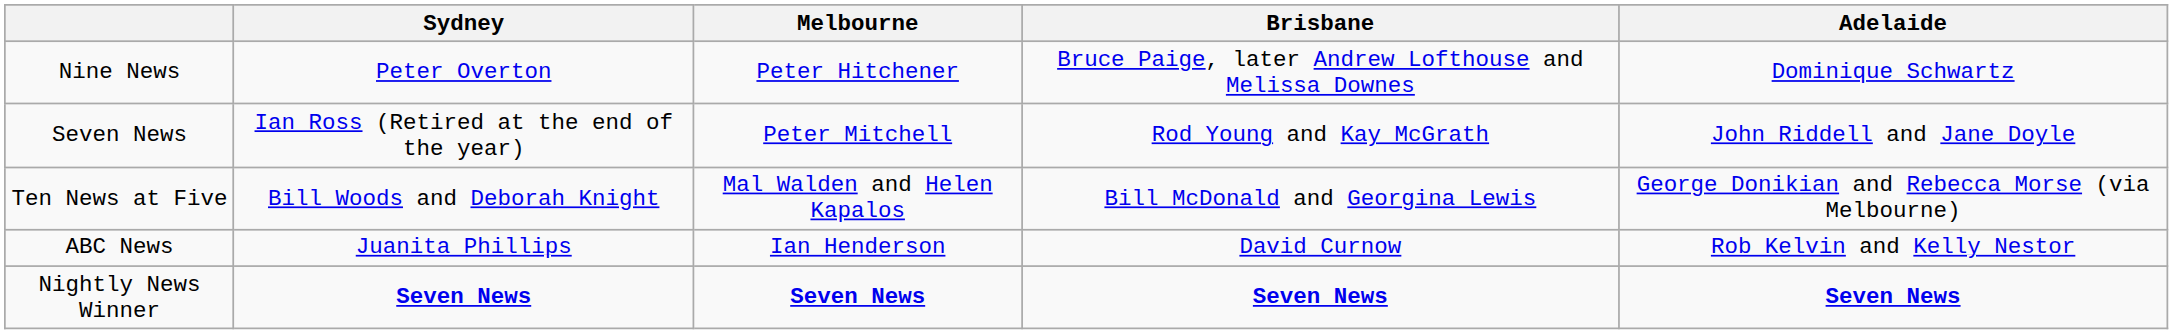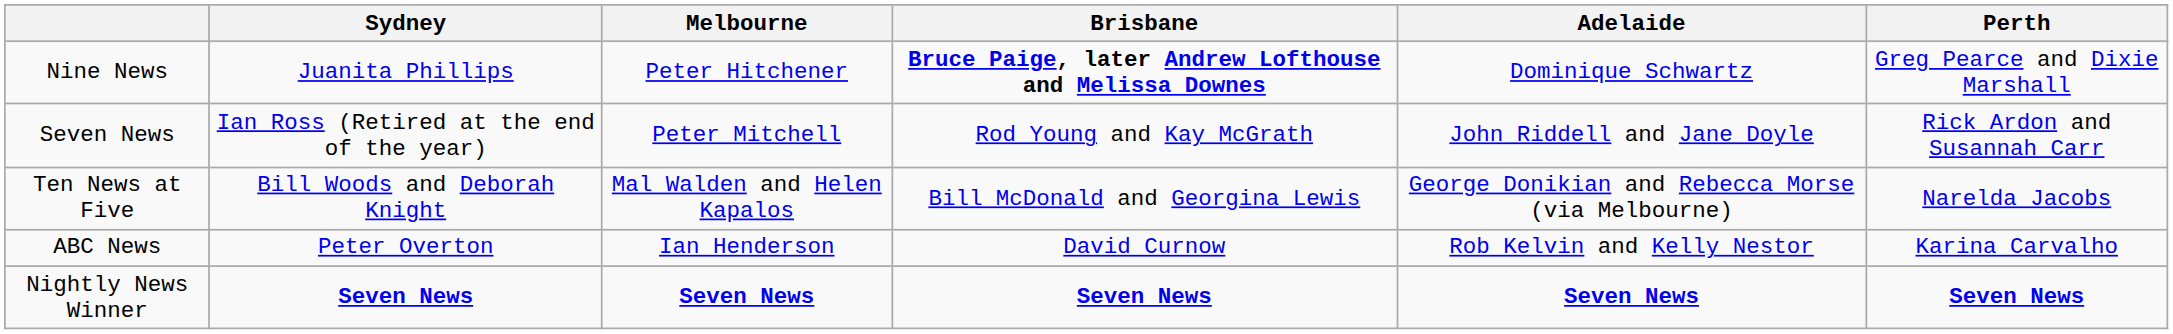+ column: (2017, 23)
(464, 73) Peter Overton -> (406, 73) Juanita Phillips
(1320, 73) normal -> (1144, 73) bold
(464, 248) Juanita Phillips -> (406, 248) Peter Overton
